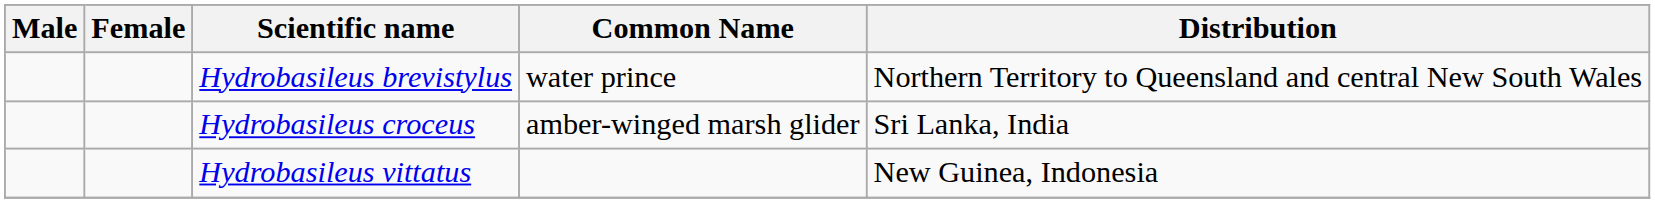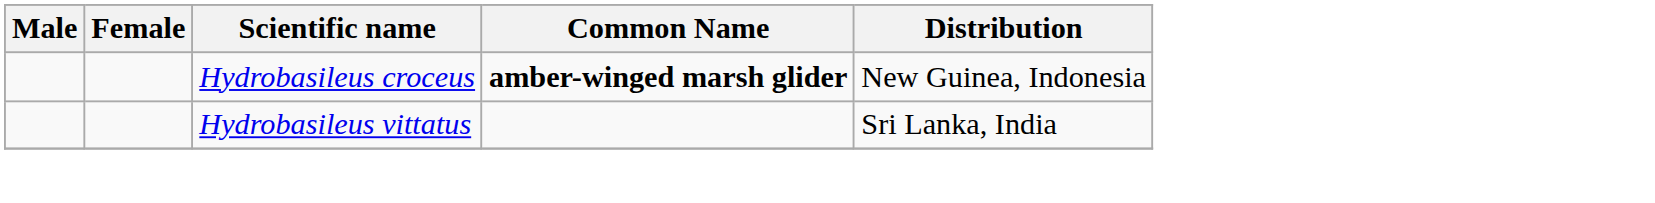- row: (356, 76)
(693, 124) normal -> (668, 76) bold
(971, 124) Sri Lanka, India -> (1004, 76) New Guinea, Indonesia
(1016, 172) New Guinea, Indonesia -> (959, 124) Sri Lanka, India
